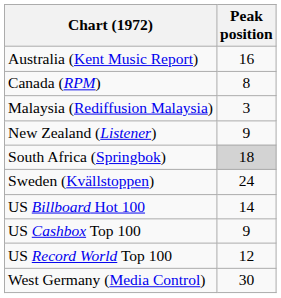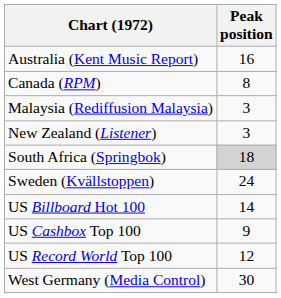(246, 132) 9 -> (246, 132) 3
